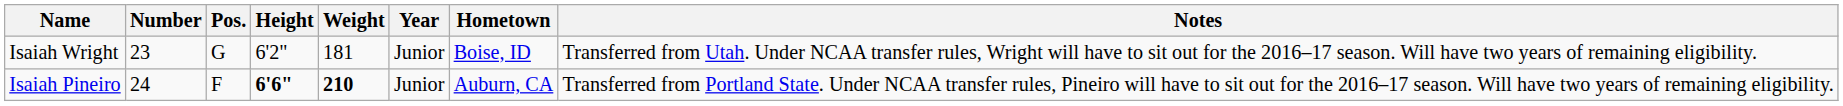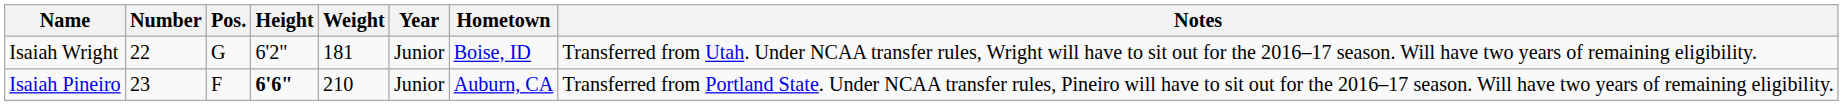(140, 52) 23 -> (140, 52) 22
(140, 84) 24 -> (140, 84) 23
(338, 84) bold -> (338, 84) normal
